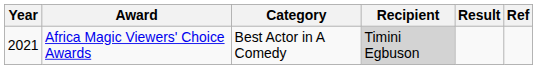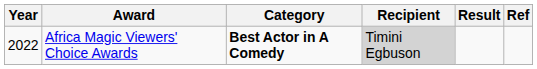(23, 45) 2021 -> (23, 45) 2022
(280, 45) normal -> (279, 45) bold
